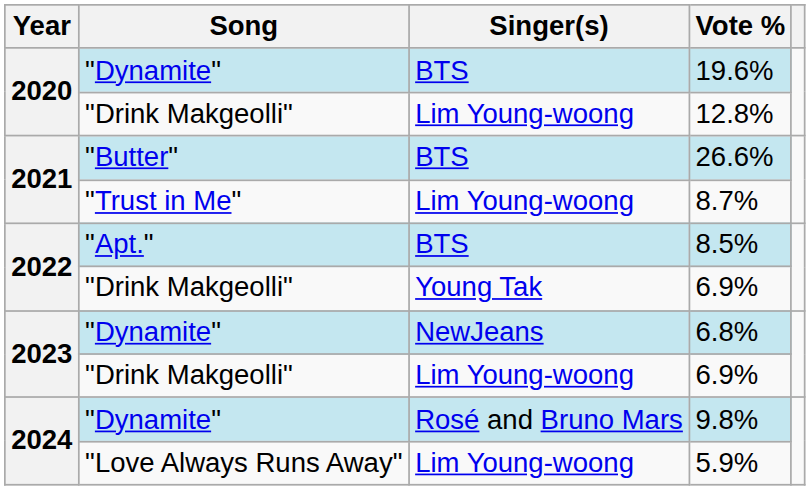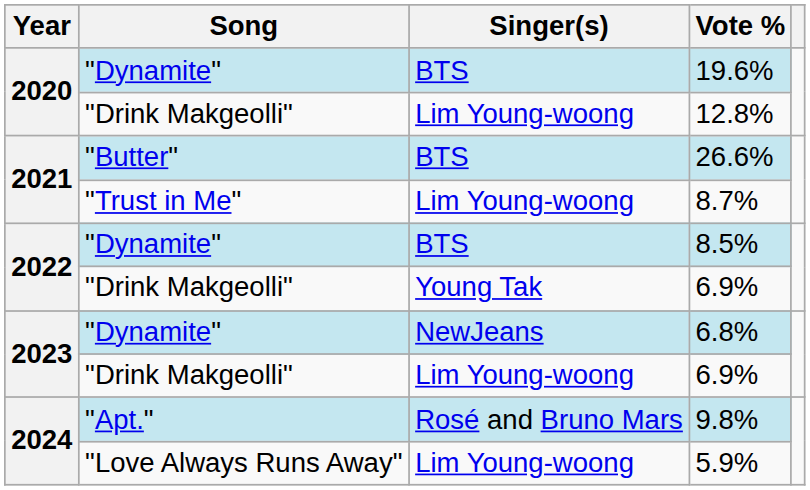(119, 244) "Apt." -> (153, 244) "Dynamite"
(153, 419) "Dynamite" -> (119, 419) "Apt."
